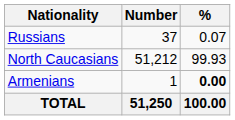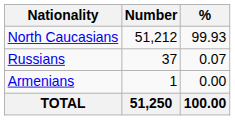rows swapped: (63, 59) <-> (36, 37)
(213, 81) bold -> (213, 81) normal
